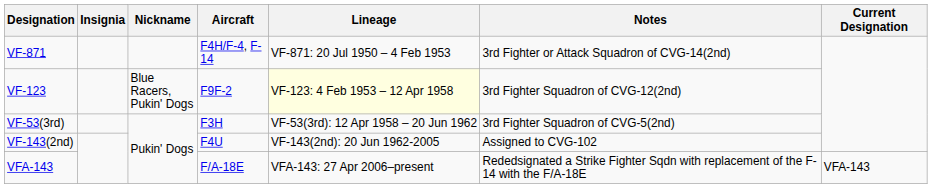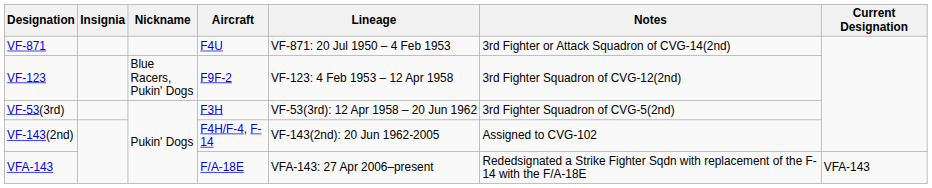(231, 52) F4H/F-4, F-14 -> (212, 45) F4U
(362, 91) lightyellow background -> (362, 78) no background
(212, 142) F4U -> (231, 135) F4H/F-4, F-14
